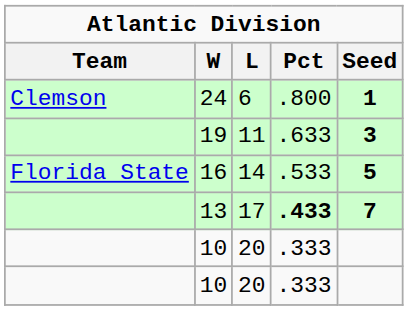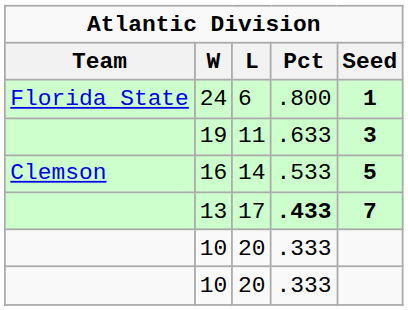(58, 99) Clemson -> (100, 99) Florida State
(100, 174) Florida State -> (58, 174) Clemson
